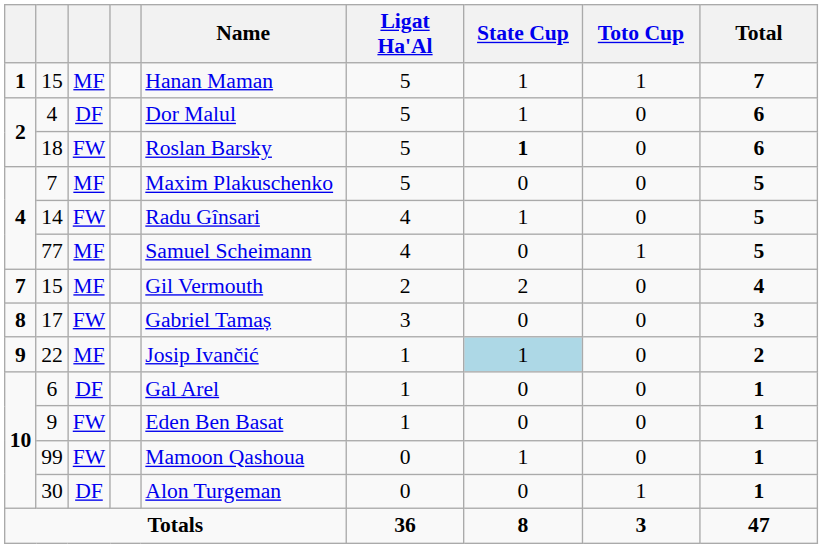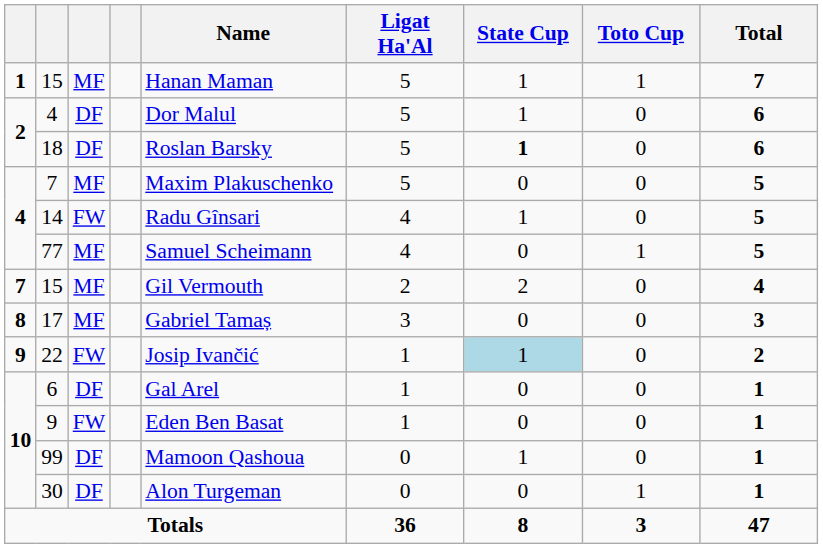(89, 148) FW -> (89, 148) DF
(89, 319) FW -> (89, 319) MF
(89, 354) MF -> (89, 354) FW
(89, 457) FW -> (89, 457) DF
